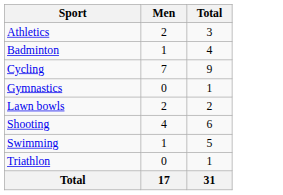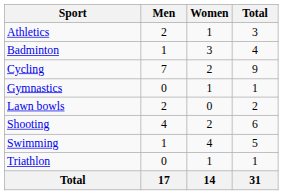+ column: (209, 13)
